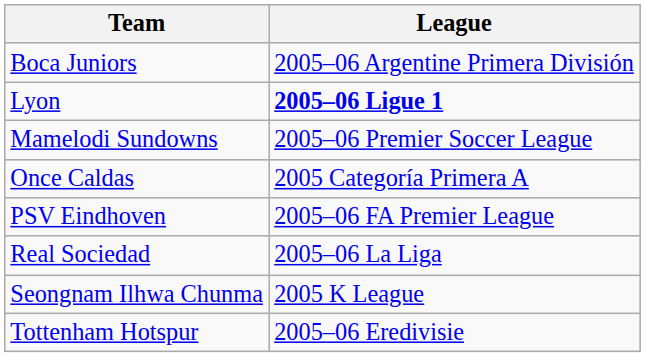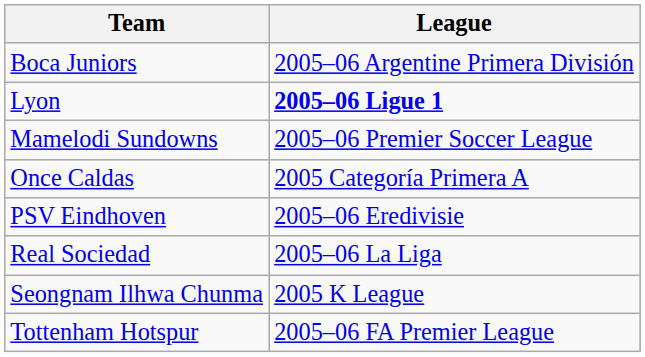(414, 216) 2005–06 FA Premier League -> (369, 216) 2005–06 Eredivisie
(369, 332) 2005–06 Eredivisie -> (414, 332) 2005–06 FA Premier League
